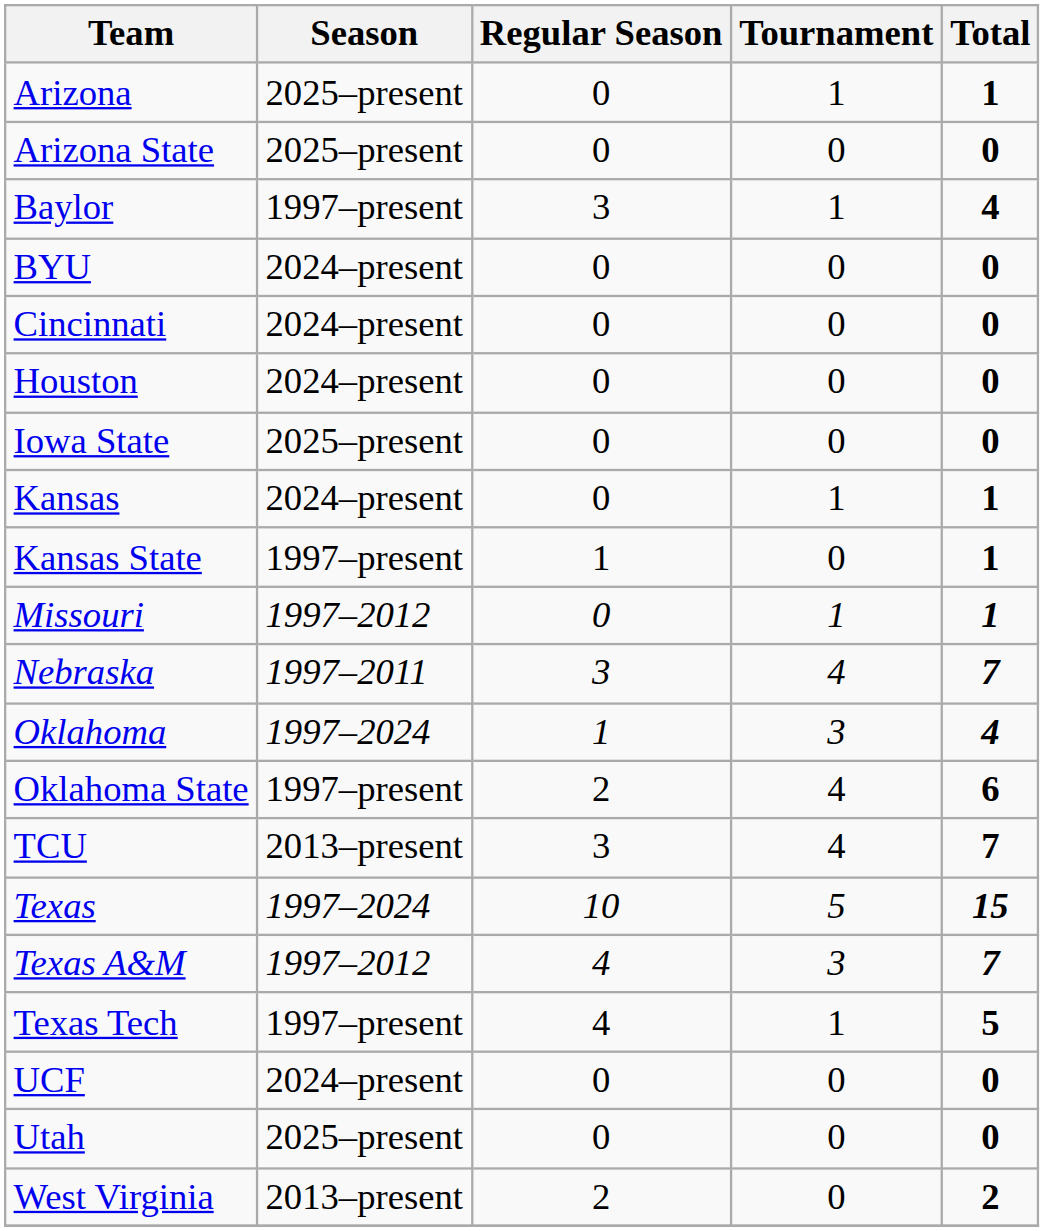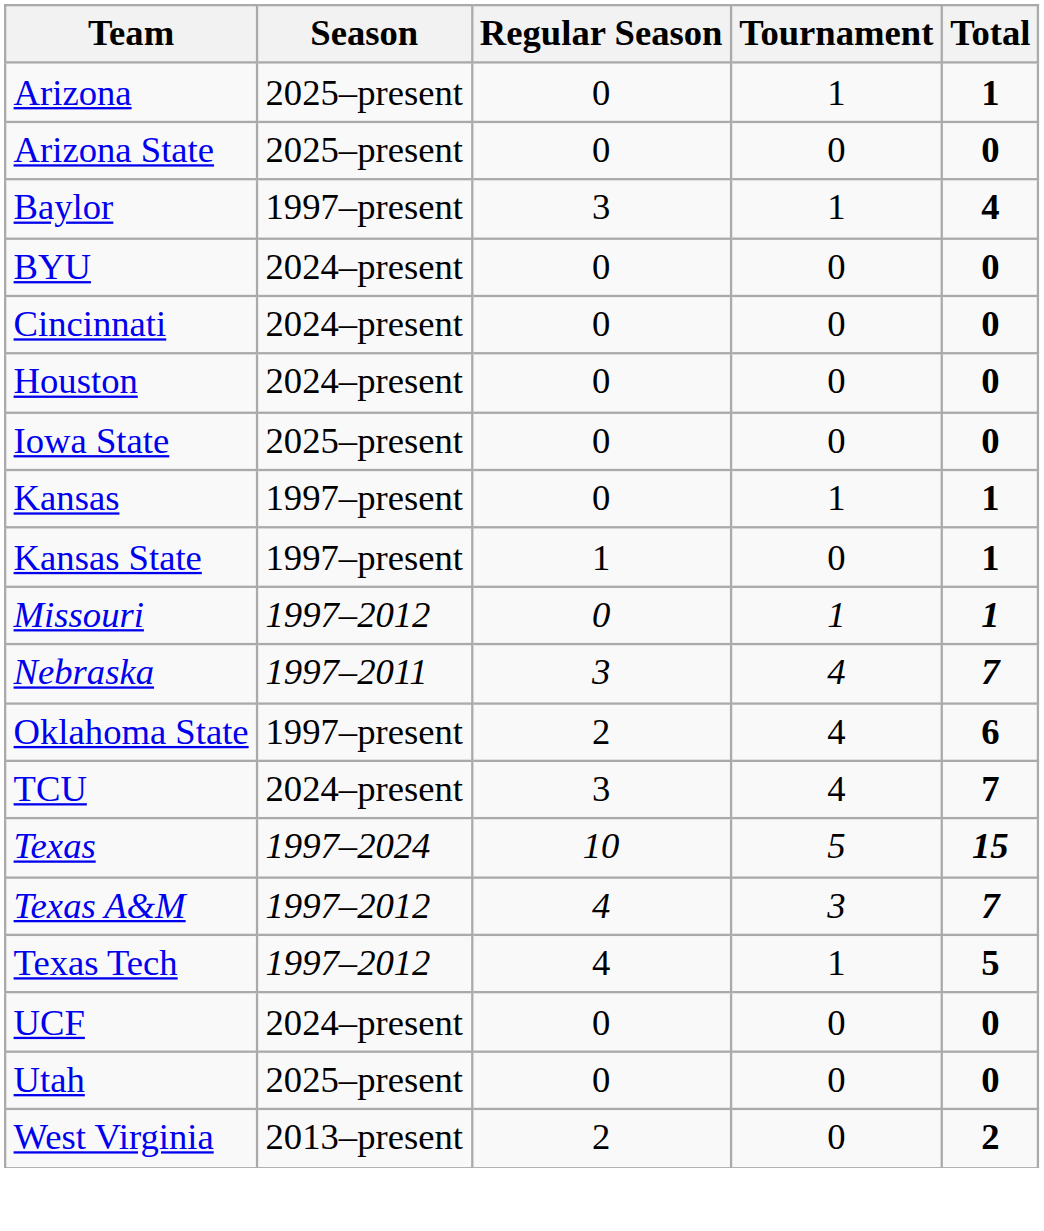(364, 498) 2024–present -> (364, 498) 1997–present
- row: (90, 730)
(364, 847) 2013–present -> (364, 788) 2024–present
(364, 1021) 1997–present -> (348, 963) 1997–2012
